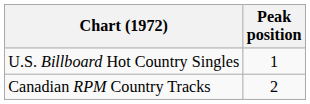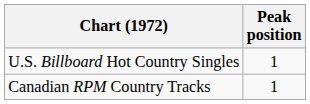(274, 86) 2 -> (274, 86) 1
